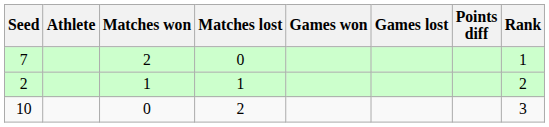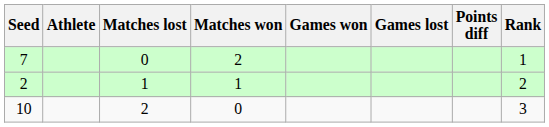columns swapped: (147, 25) <-> (240, 25)
